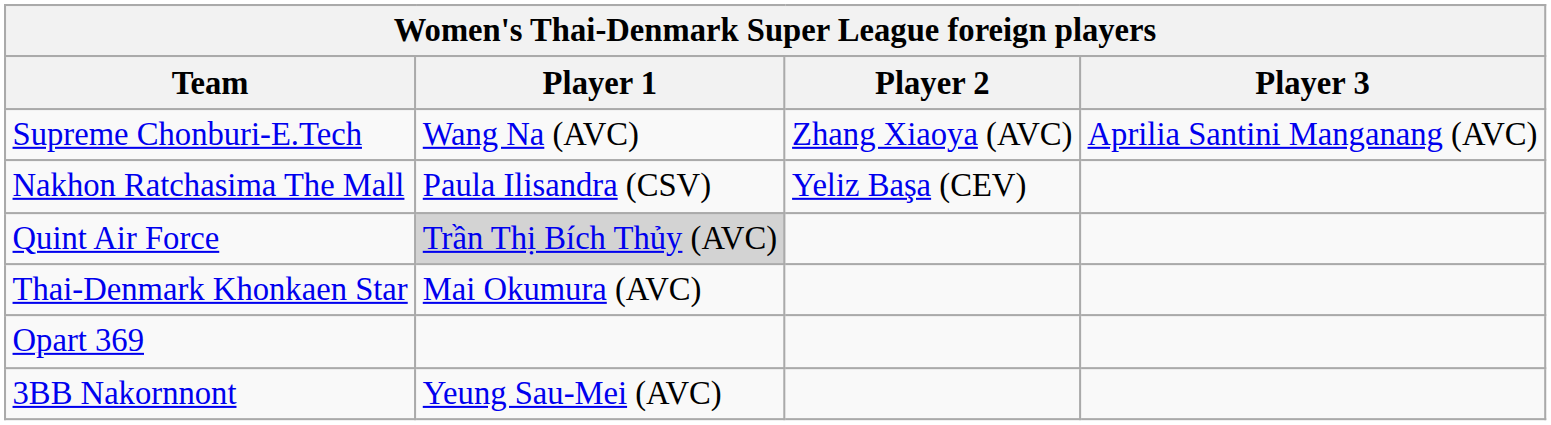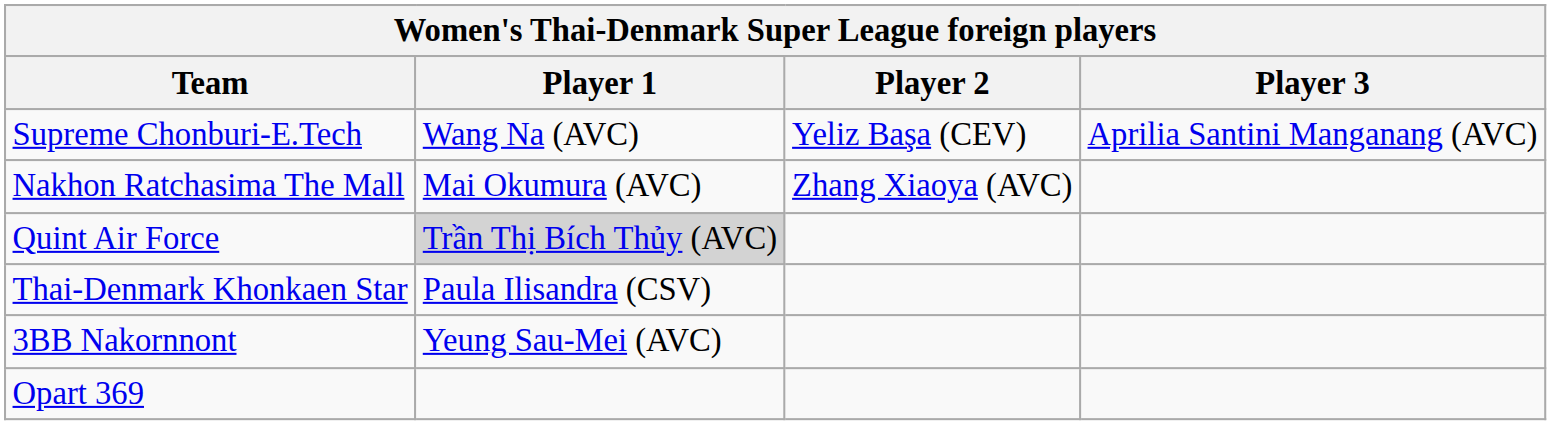(932, 133) Zhang Xiaoya (AVC) -> (909, 133) Yeliz Başa (CEV)
(567, 185) Paula Ilisandra (CSV) -> (562, 185) Mai Okumura (AVC)
(909, 185) Yeliz Başa (CEV) -> (932, 185) Zhang Xiaoya (AVC)
(562, 289) Mai Okumura (AVC) -> (567, 289) Paula Ilisandra (CSV)
rows swapped: (78, 340) <-> (125, 392)
